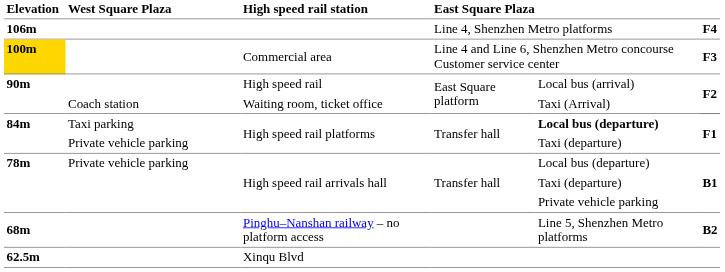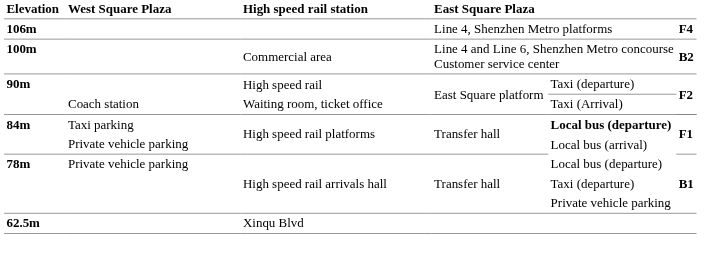(22, 49) gold background -> (22, 49) no background
(710, 56) F3 -> (686, 56) B2
(586, 84) Local bus (arrival) -> (592, 84) Taxi (departure)
(580, 143) Taxi (departure) -> (599, 144) Local bus (arrival)
- row: (153, 230)
